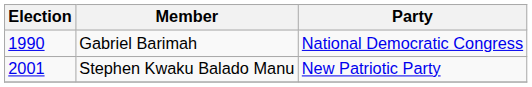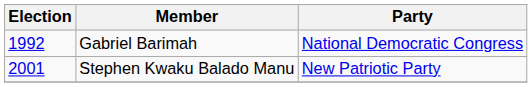(26, 43) 1990 -> (26, 43) 1992
